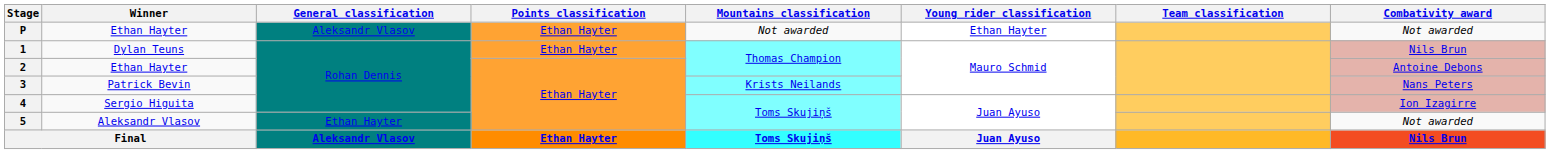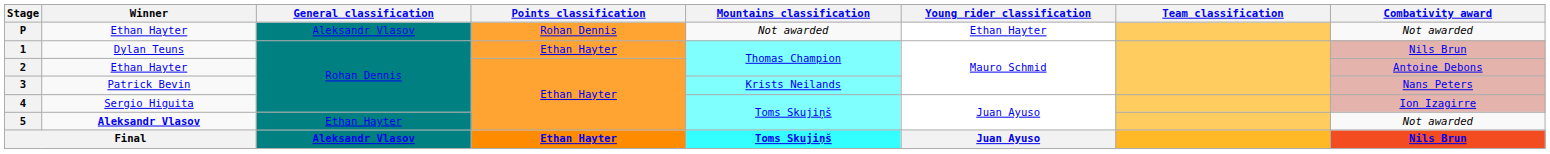(579, 31) Ethan Hayter -> (579, 31) Rohan Dennis
(149, 121) normal -> (149, 121) bold
